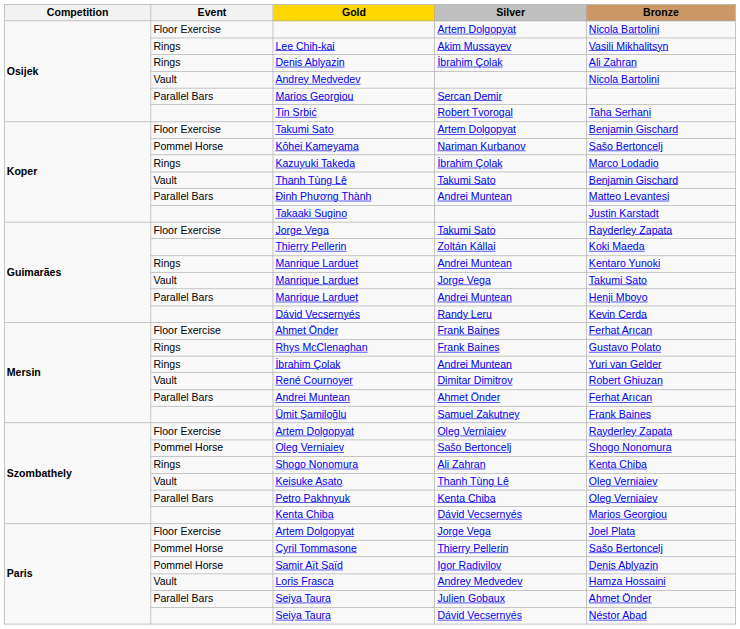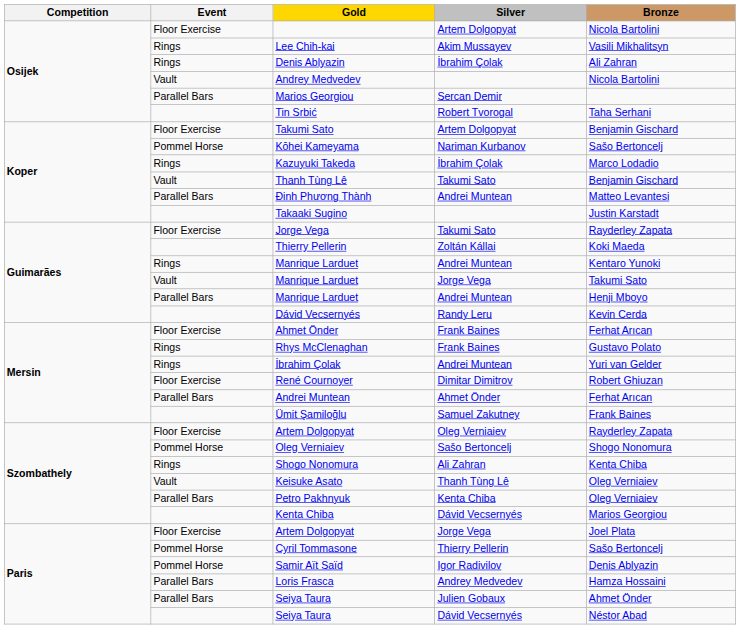(165, 381) Vault -> (187, 381) Floor Exercise
(165, 582) Vault -> (183, 582) Parallel Bars
